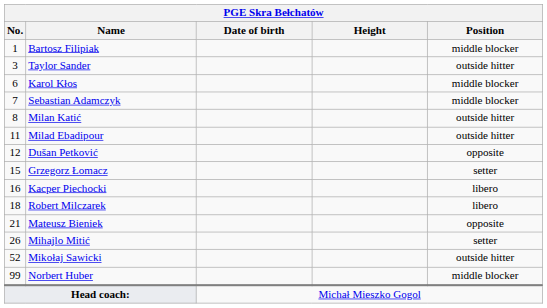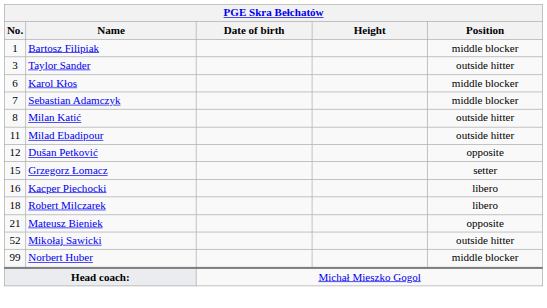- row: (59, 240)
